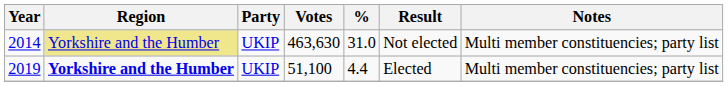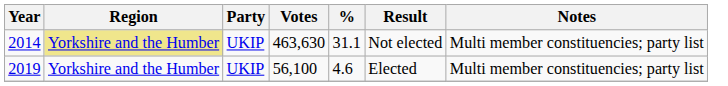(362, 42) 31.0 -> (347, 42) 31.1
(141, 68) bold -> (134, 68) normal
(310, 68) 51,100 -> (295, 68) 56,100
(358, 68) 4.4 -> (343, 68) 4.6
